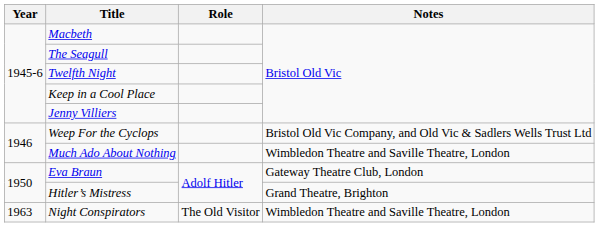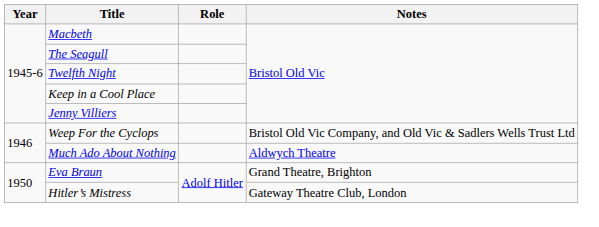(388, 152) Wimbledon Theatre and Saville Theatre, London -> (292, 152) Aldwych Theatre
(344, 172) Gateway Theatre Club, London -> (310, 172) Grand Theatre, Brighton
(327, 192) Grand Theatre, Brighton -> (328, 192) Gateway Theatre Club, London
- row: (97, 212)
